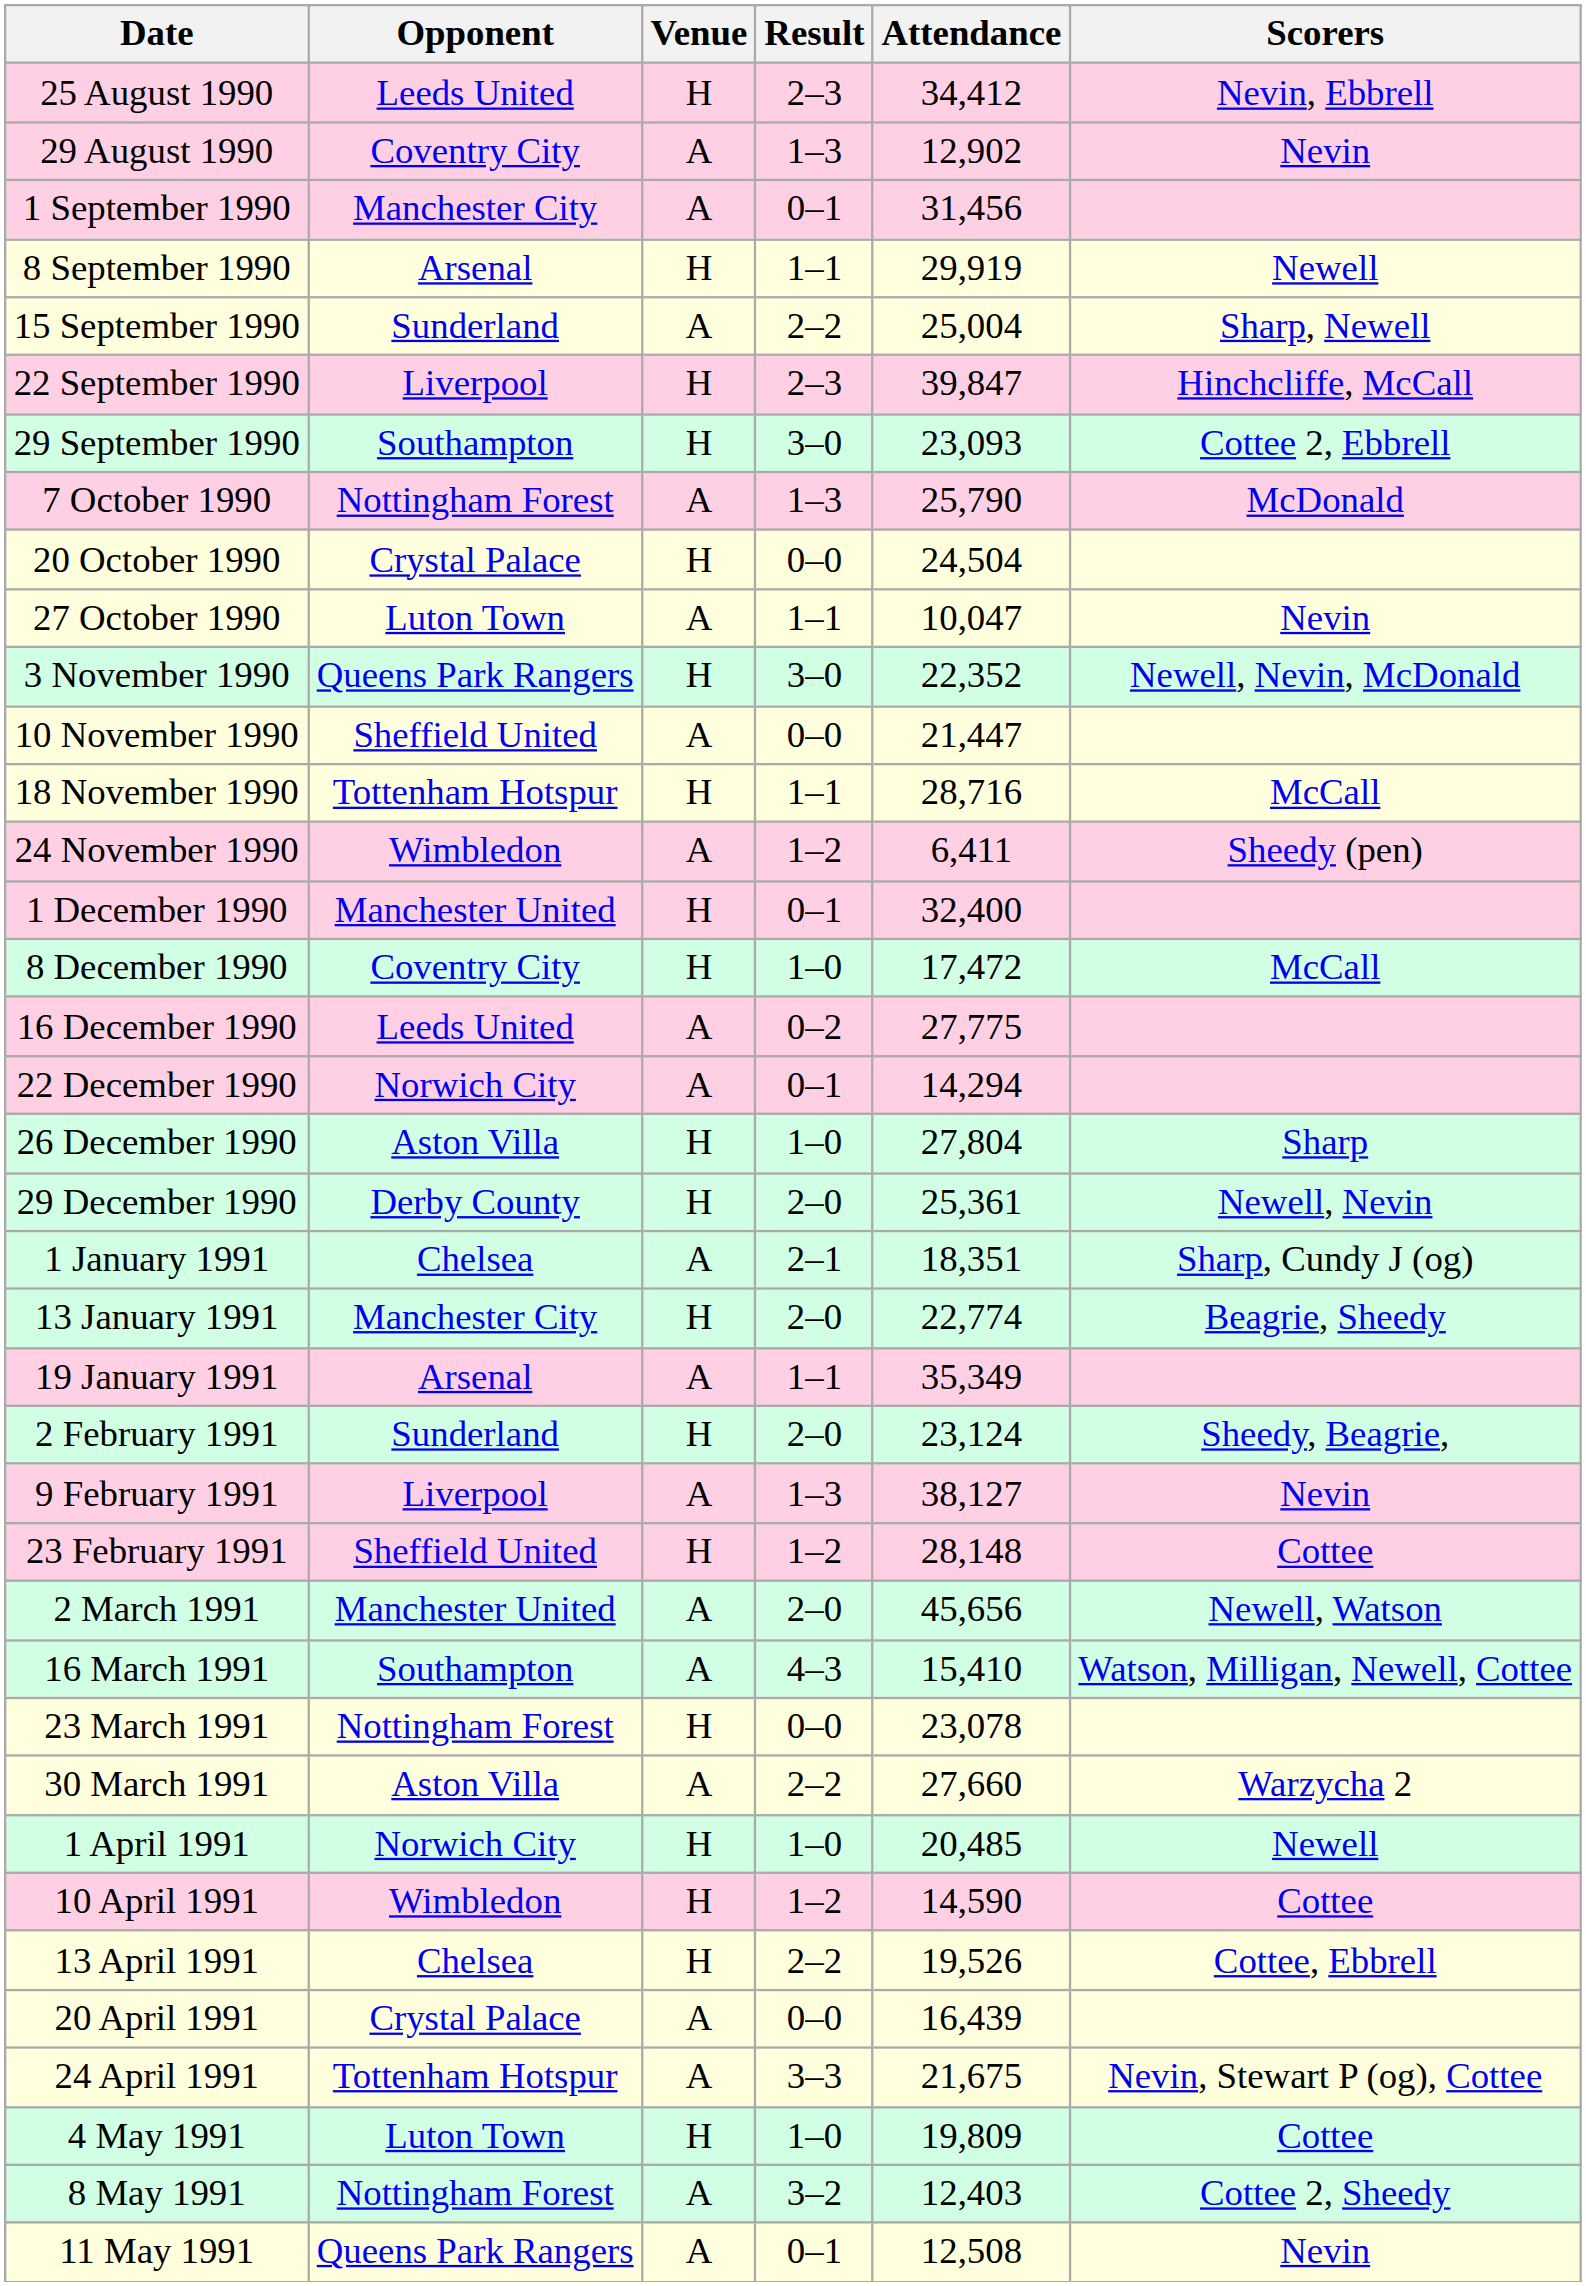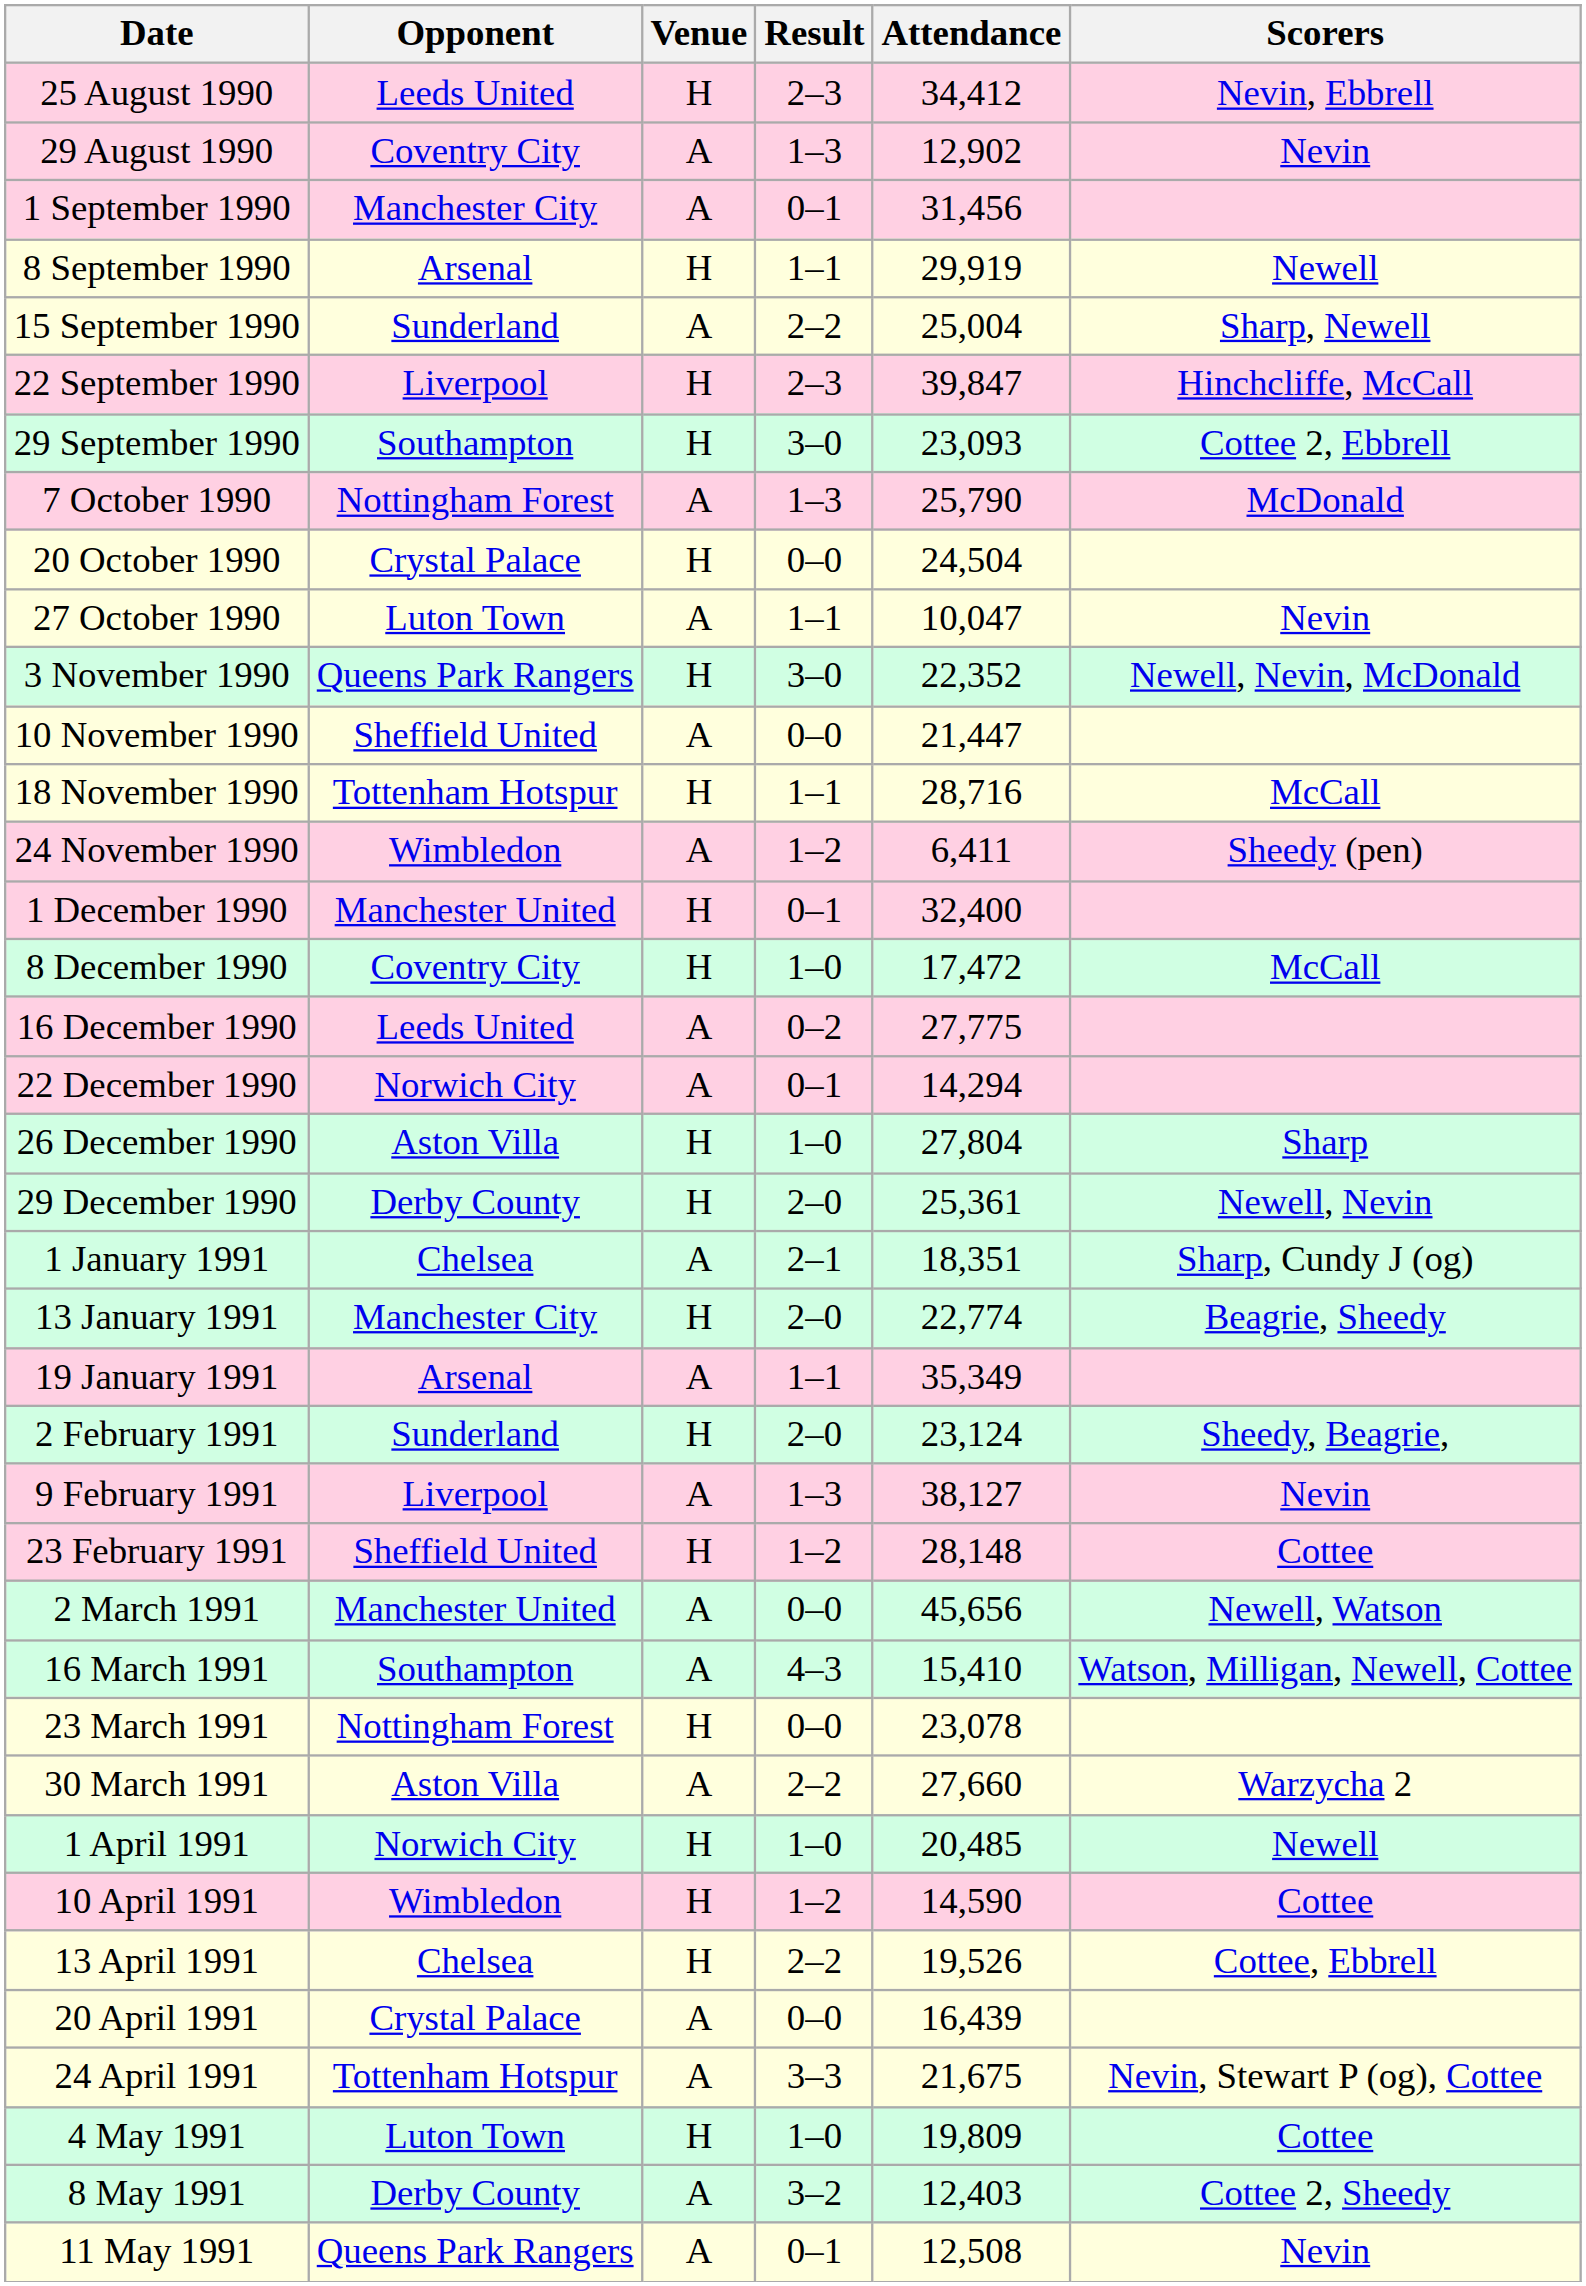(814, 1609) 2–0 -> (814, 1609) 0–0
(475, 2193) Nottingham Forest -> (475, 2193) Derby County
